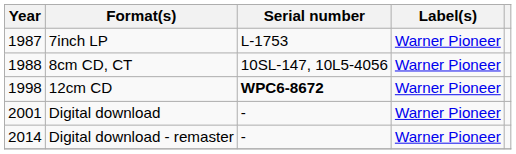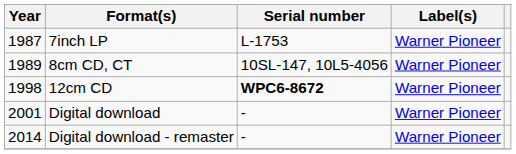(25, 64) 1988 -> (25, 64) 1989
